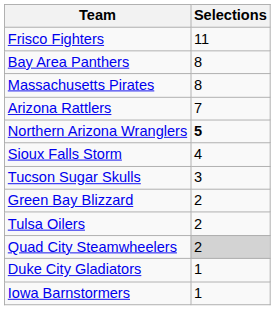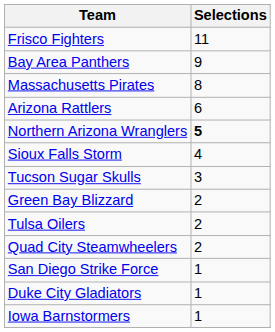(198, 62) 8 -> (198, 62) 9
(198, 108) 7 -> (198, 108) 6
(198, 246) lightgrey background -> (198, 246) no background
+ row: (83, 270)
